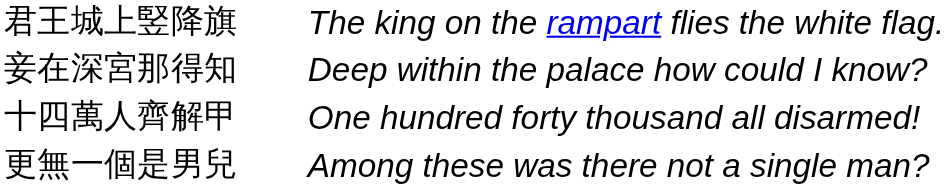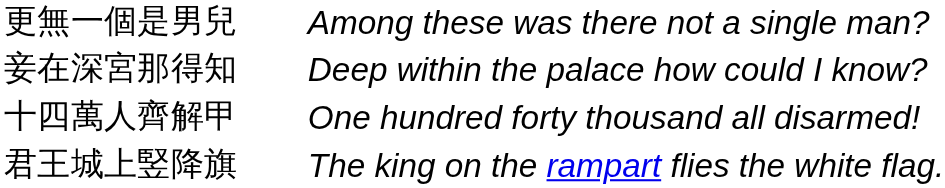rows swapped: (121, 20) <-> (121, 164)
